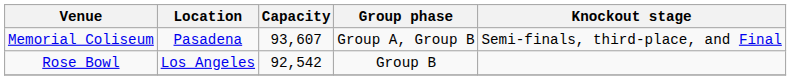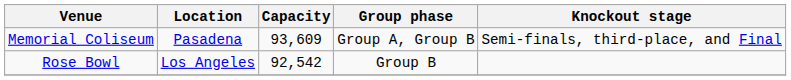(296, 40) 93,607 -> (296, 40) 93,609
